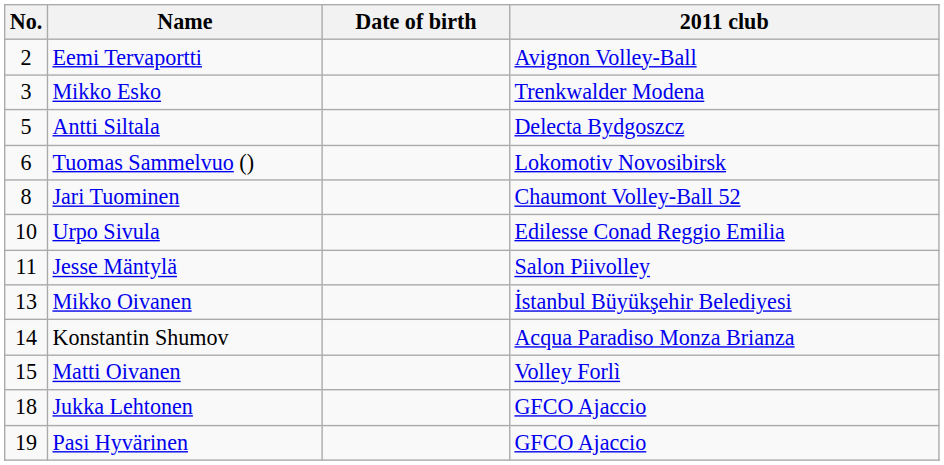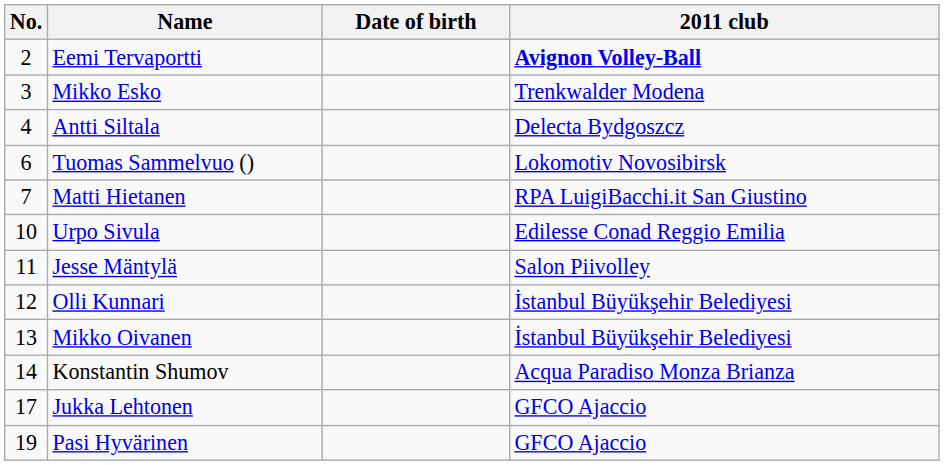(606, 57) normal -> (608, 57) bold
(26, 127) 5 -> (26, 127) 4
+ row: (119, 197)
- row: (116, 197)
+ row: (109, 302)
- row: (117, 372)
(26, 407) 18 -> (26, 407) 17
